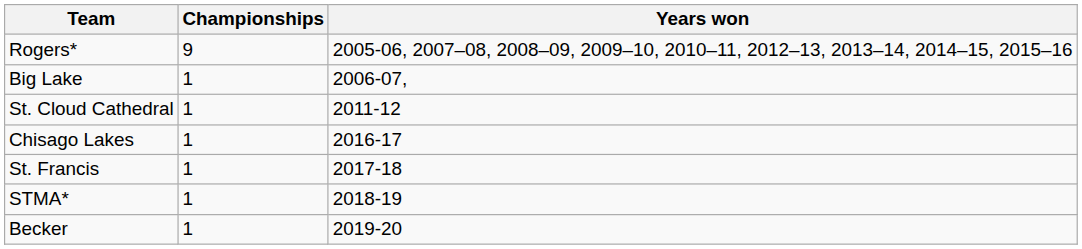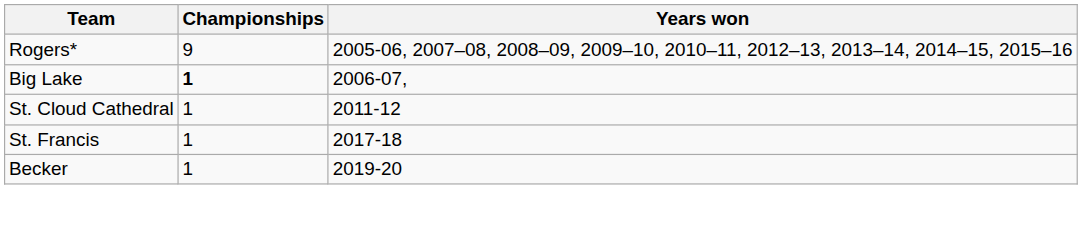(188, 79) normal -> (188, 79) bold
- row: (71, 139)
- row: (39, 199)
